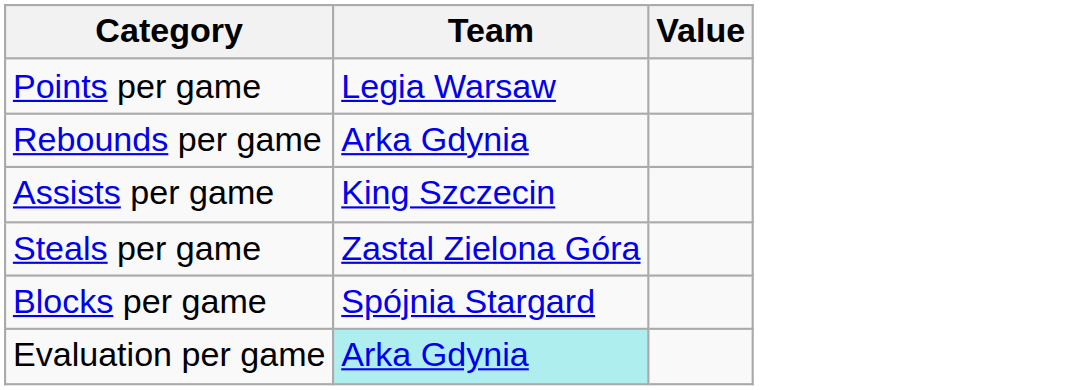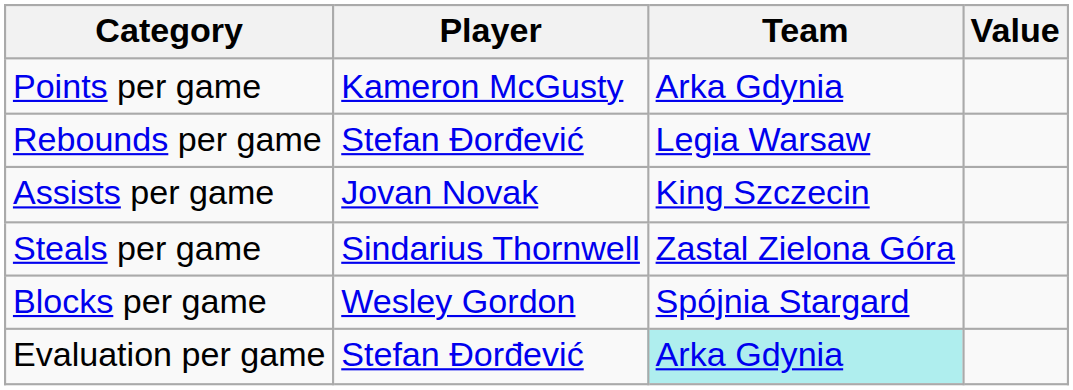+ column: (491, 31)
(449, 85) Legia Warsaw -> (749, 85) Arka Gdynia
(435, 139) Arka Gdynia -> (763, 139) Legia Warsaw
